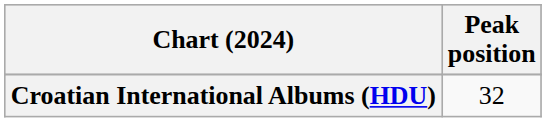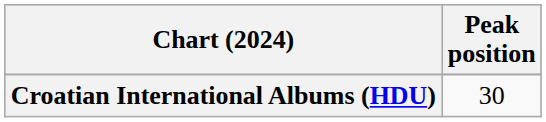(492, 95) 32 -> (492, 95) 30
